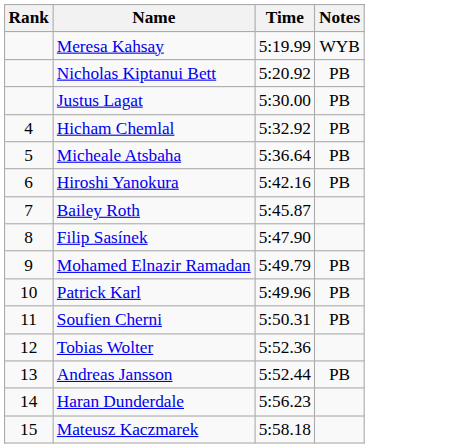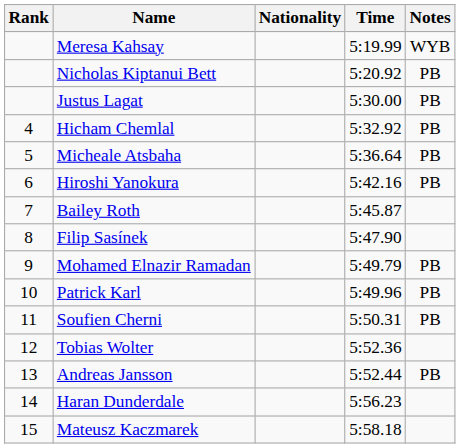+ column: (300, 18)
